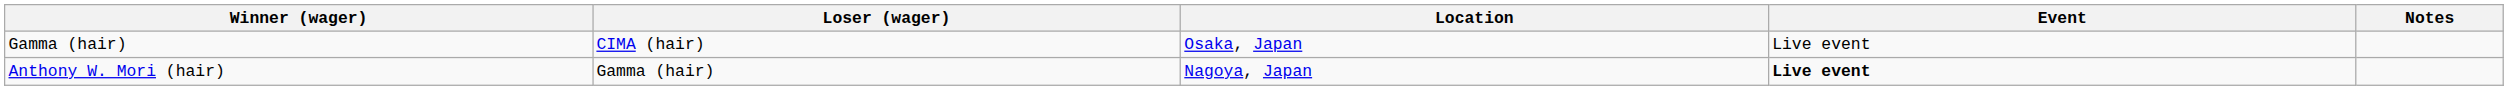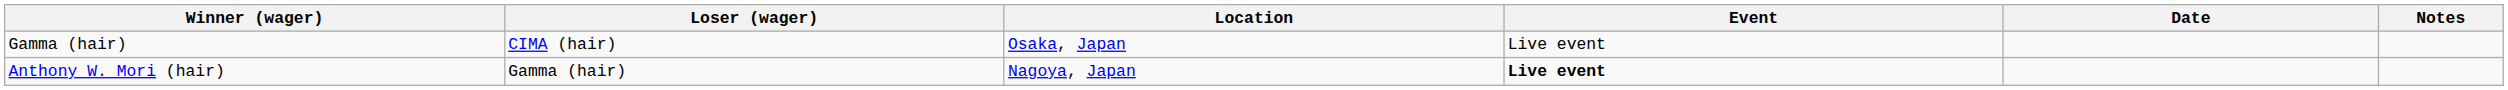+ column: (2191, 18)
